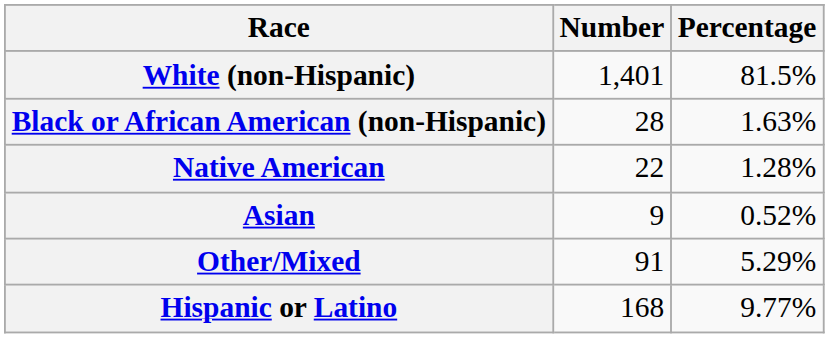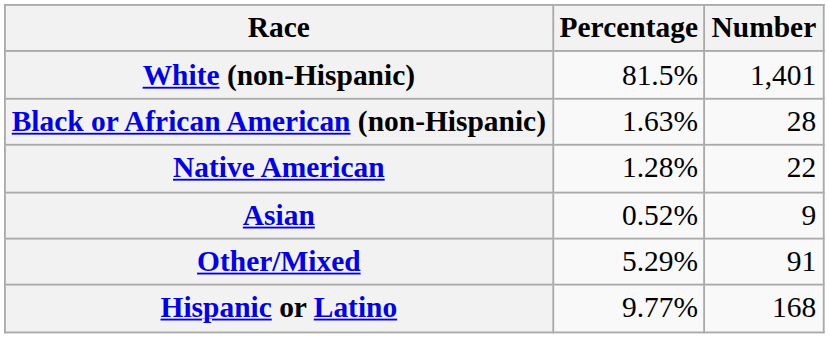columns swapped: (612, 27) <-> (747, 27)
